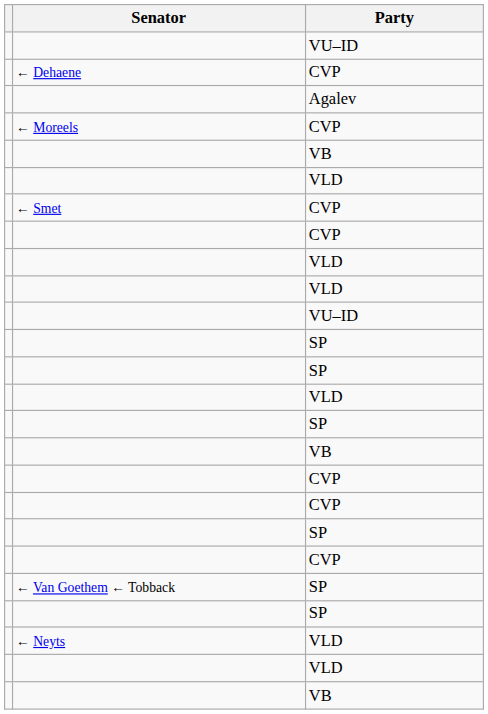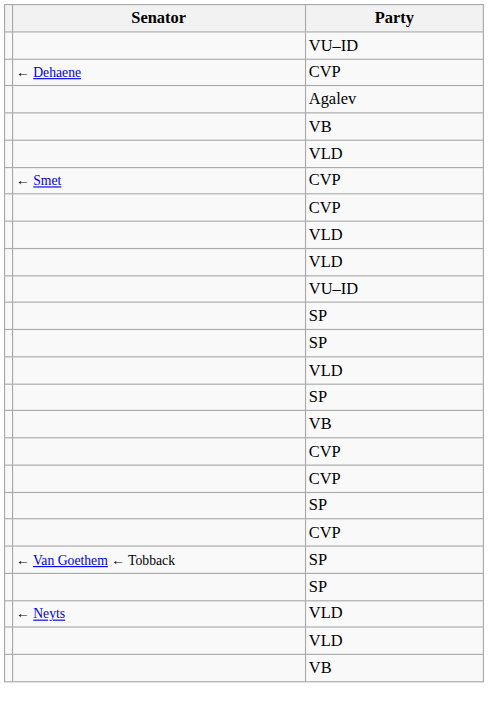- row: (47, 127)
